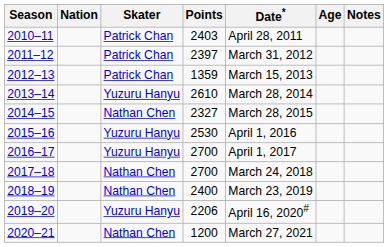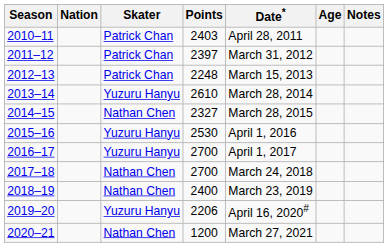(204, 75) 1359 -> (204, 75) 2248
